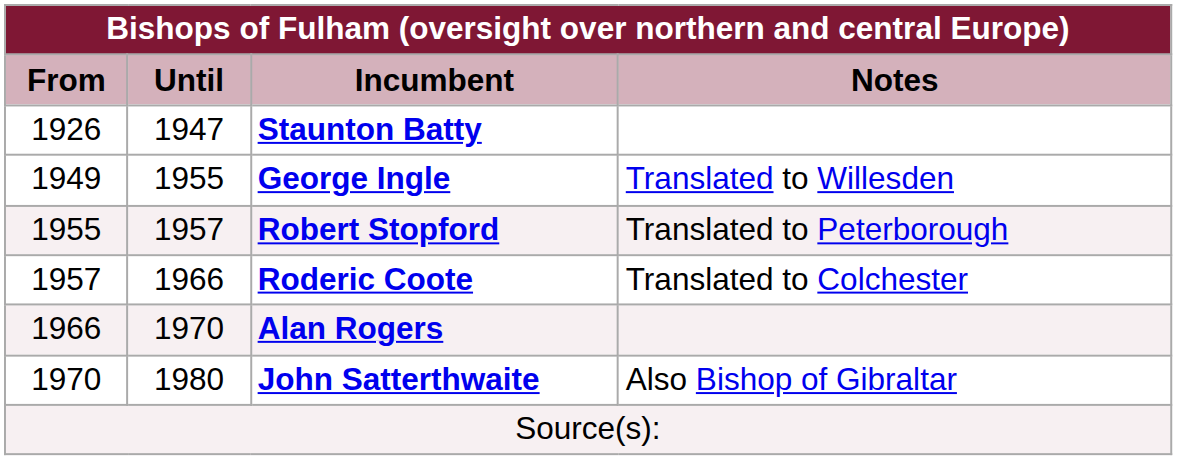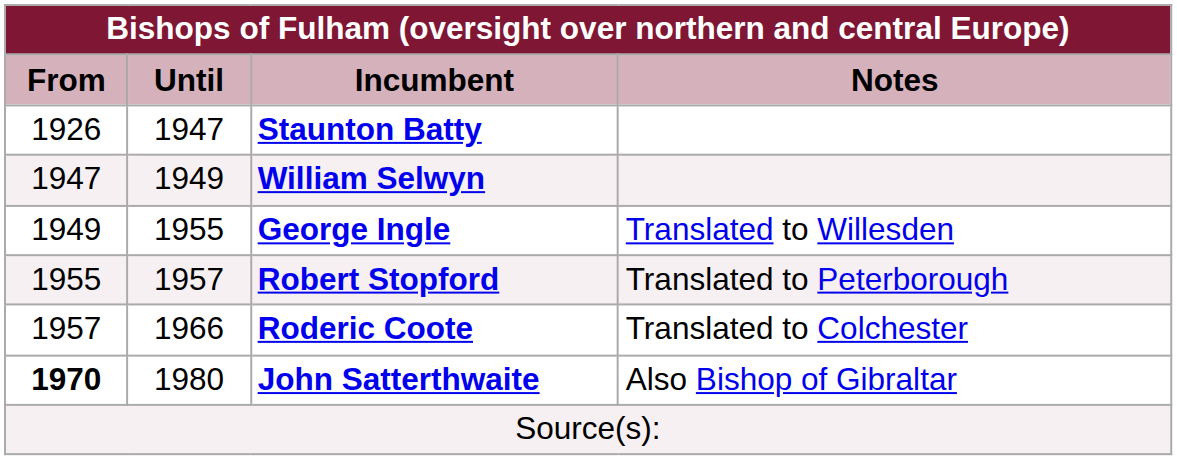+ row: (371, 179)
- row: (350, 329)
(66, 379) normal -> (66, 379) bold
